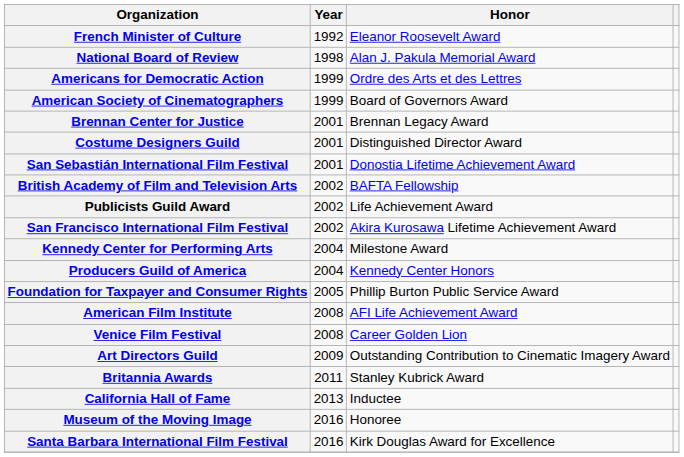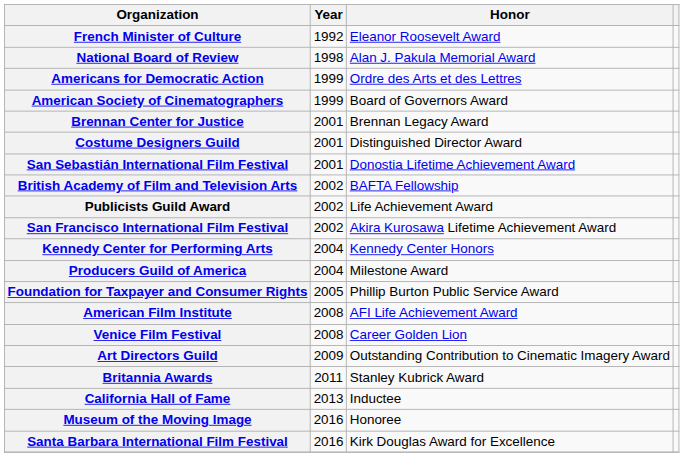(399, 249) Milestone Award -> (422, 249) Kennedy Center Honors
(422, 270) Kennedy Center Honors -> (399, 270) Milestone Award
